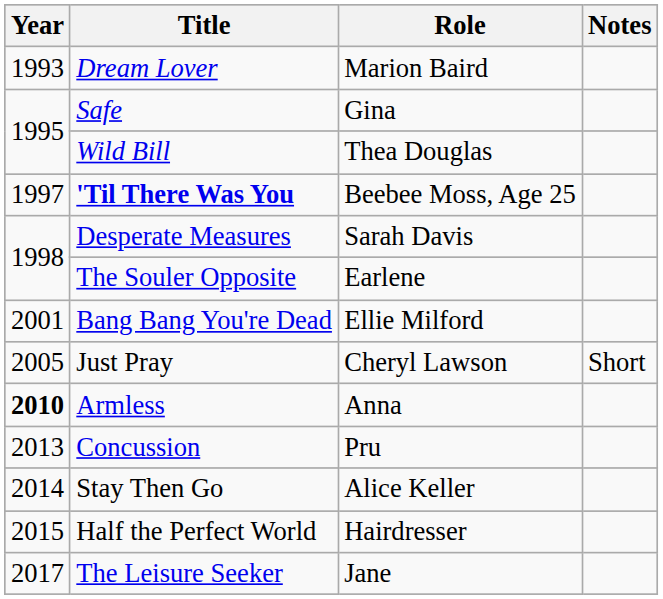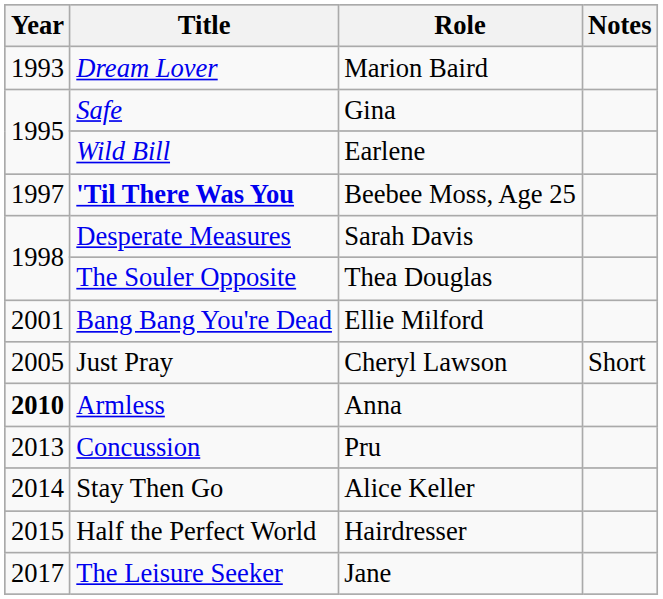(418, 151) Thea Douglas -> (385, 151) Earlene
(385, 278) Earlene -> (418, 278) Thea Douglas
